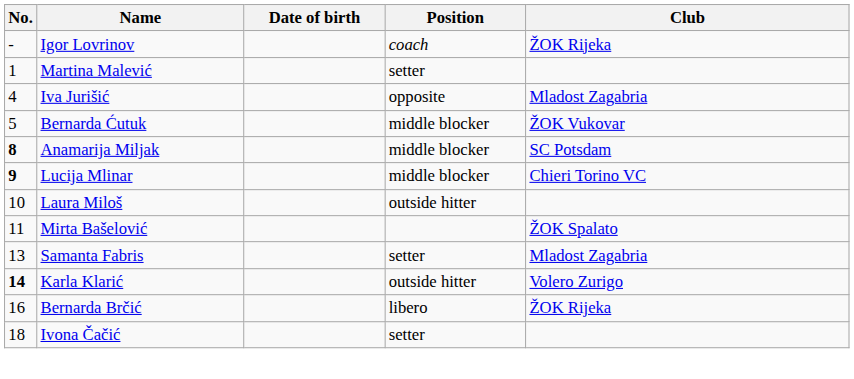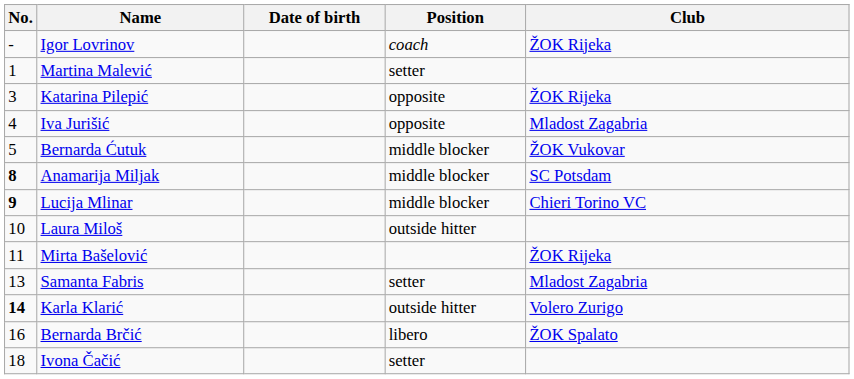+ row: (94, 96)
(574, 228) ŽOK Spalato -> (570, 255) ŽOK Rijeka
(570, 307) ŽOK Rijeka -> (574, 334) ŽOK Spalato
